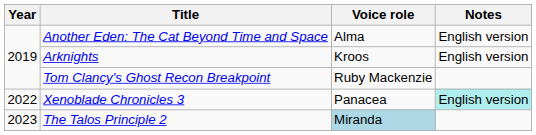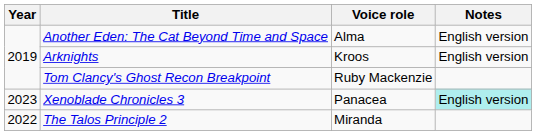(22, 99) 2022 -> (22, 99) 2023
(22, 120) 2023 -> (22, 120) 2022
(358, 120) lightblue background -> (358, 120) no background
